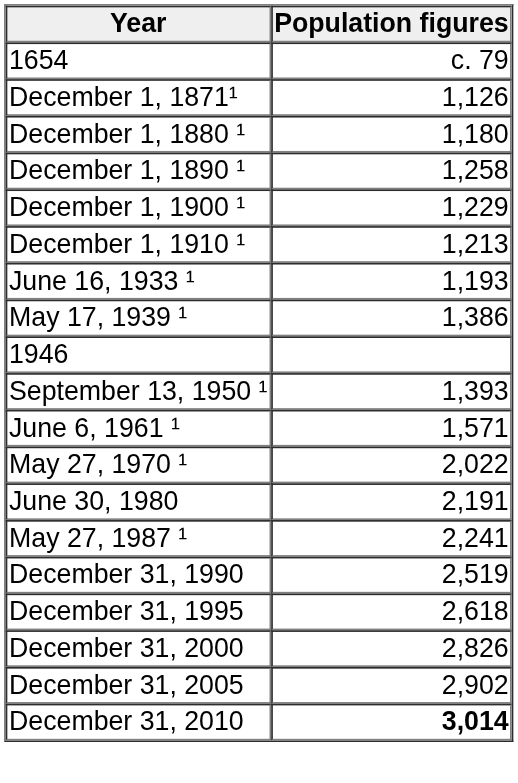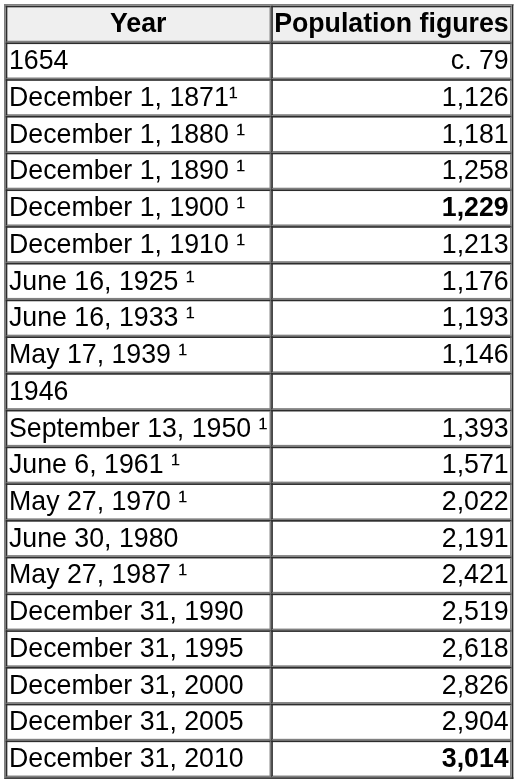(475, 133) 1,180 -> (475, 133) 1,181
(475, 207) normal -> (475, 207) bold
+ row: (102, 280)
(475, 317) 1,386 -> (475, 354) 1,146
(475, 538) 2,241 -> (475, 574) 2,421
(475, 685) 2,902 -> (475, 721) 2,904
